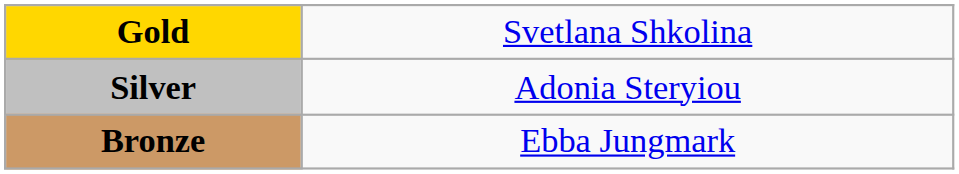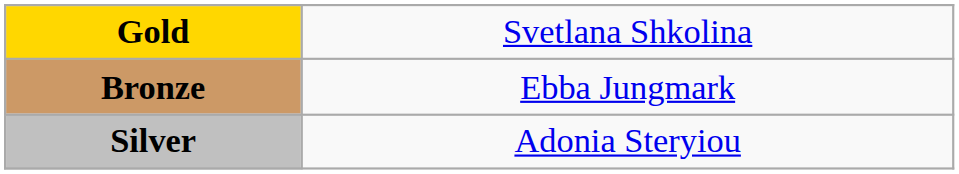rows swapped: (153, 86) <-> (153, 140)
